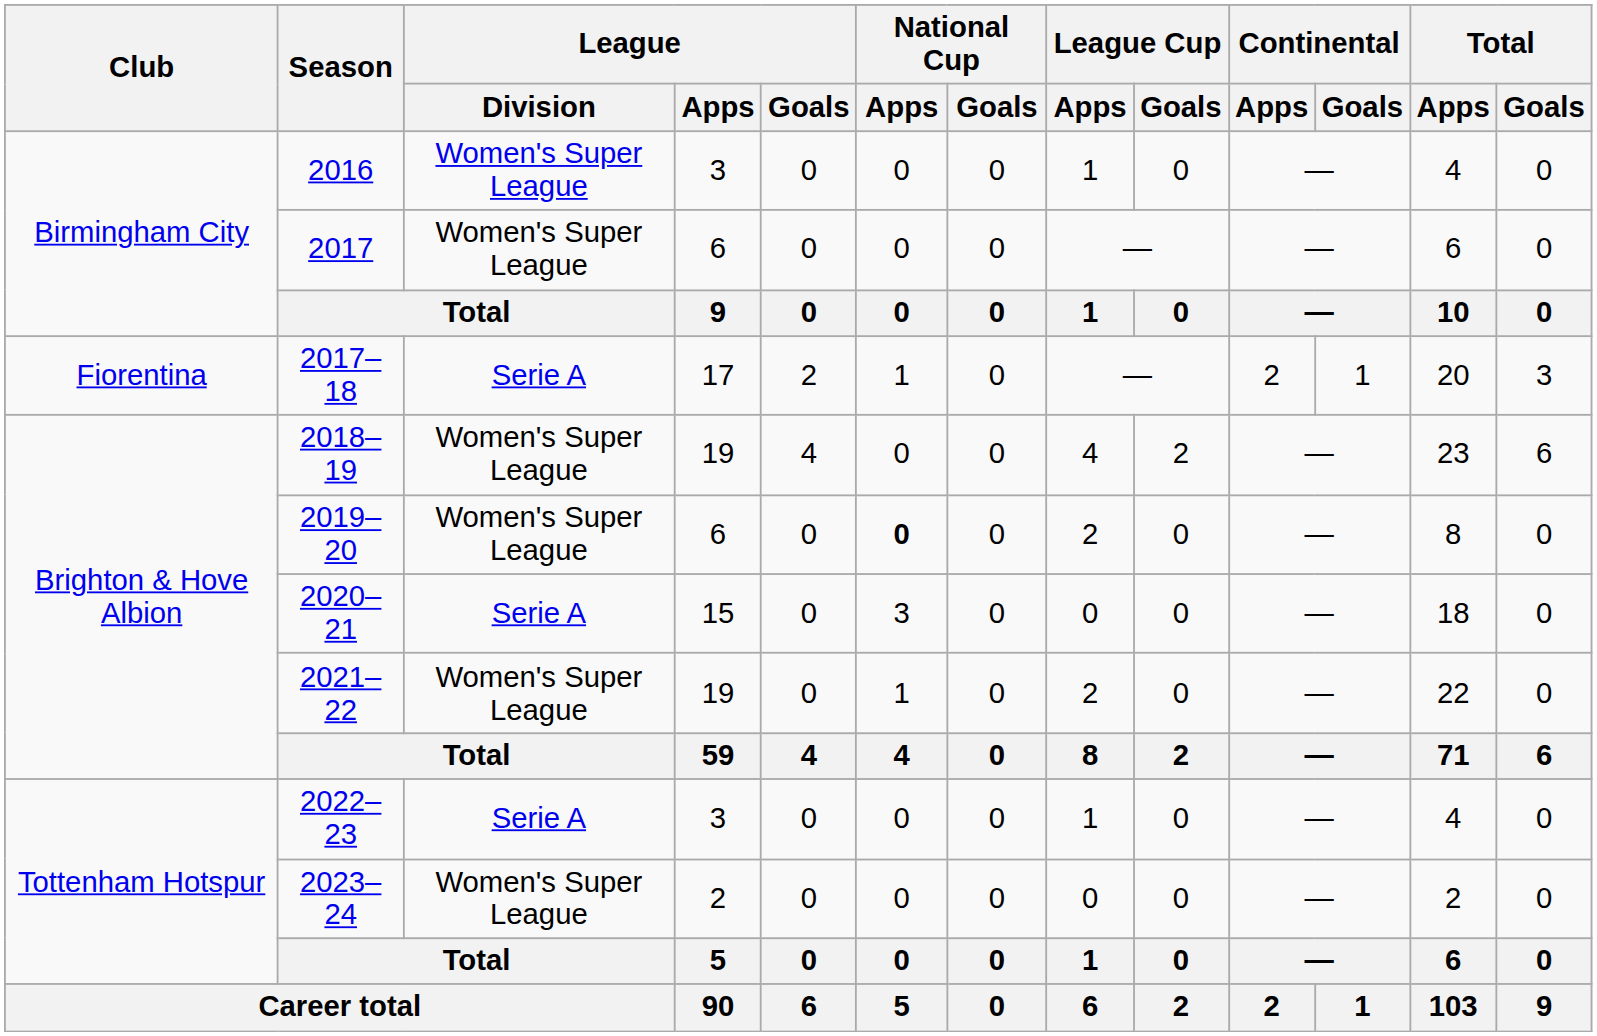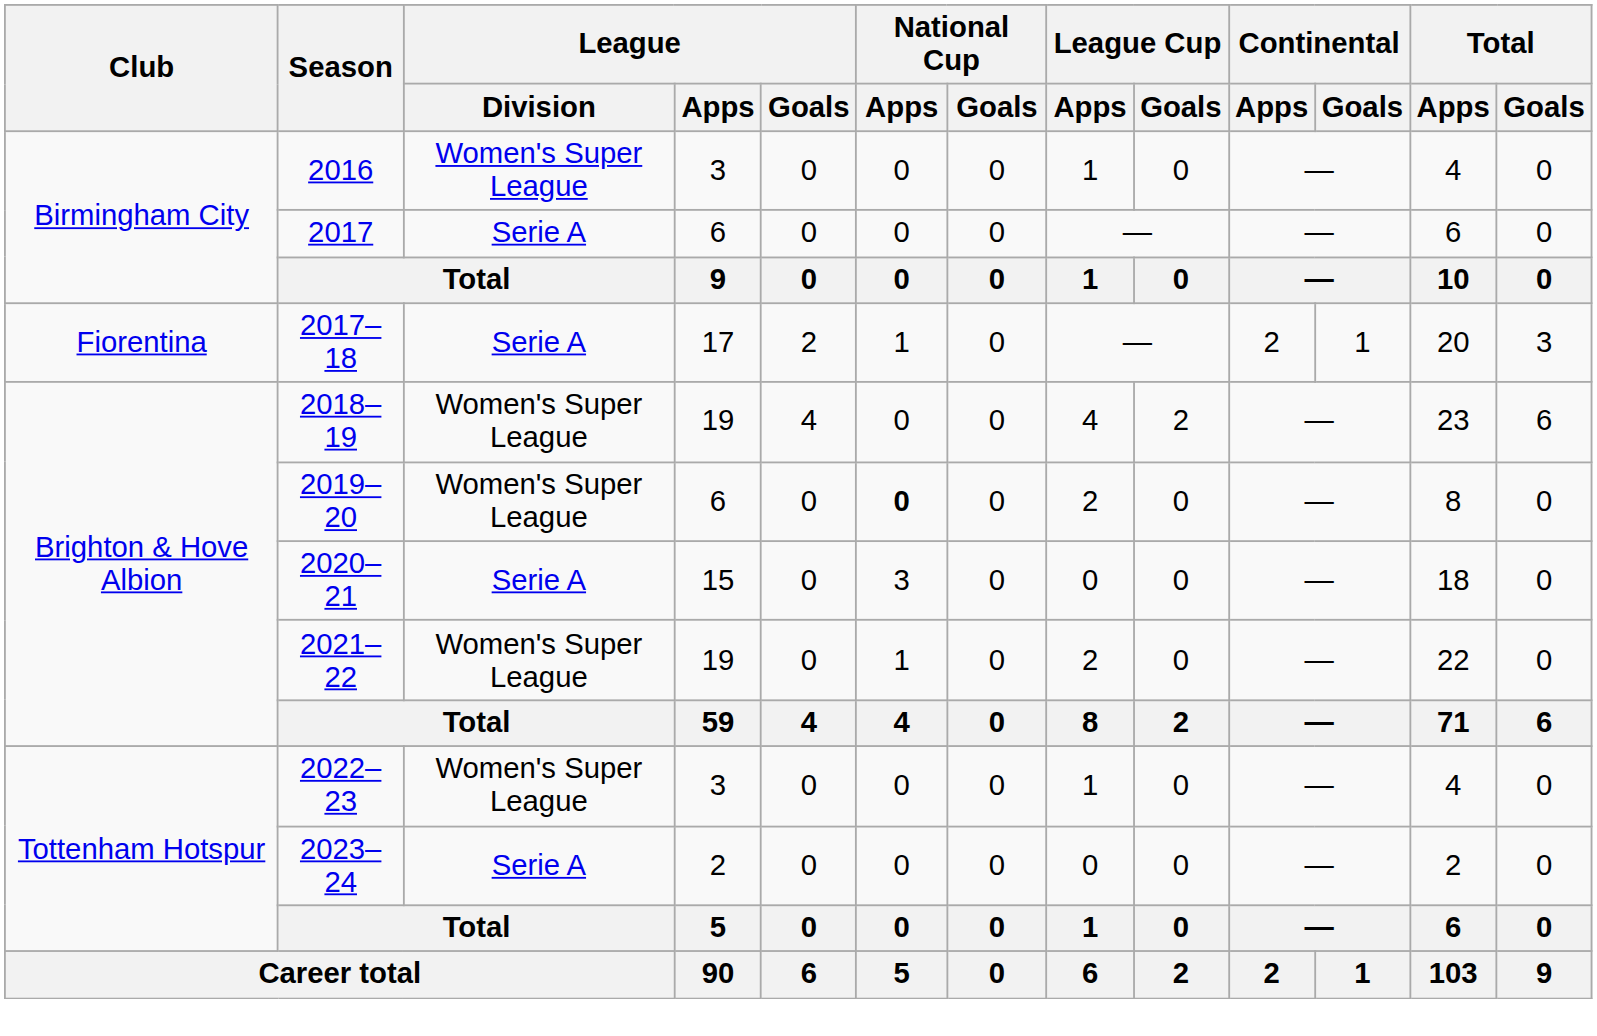(539, 249) Women's Super League -> (539, 232) Serie A
(539, 818) Serie A -> (539, 785) Women's Super League
(539, 897) Women's Super League -> (539, 864) Serie A
